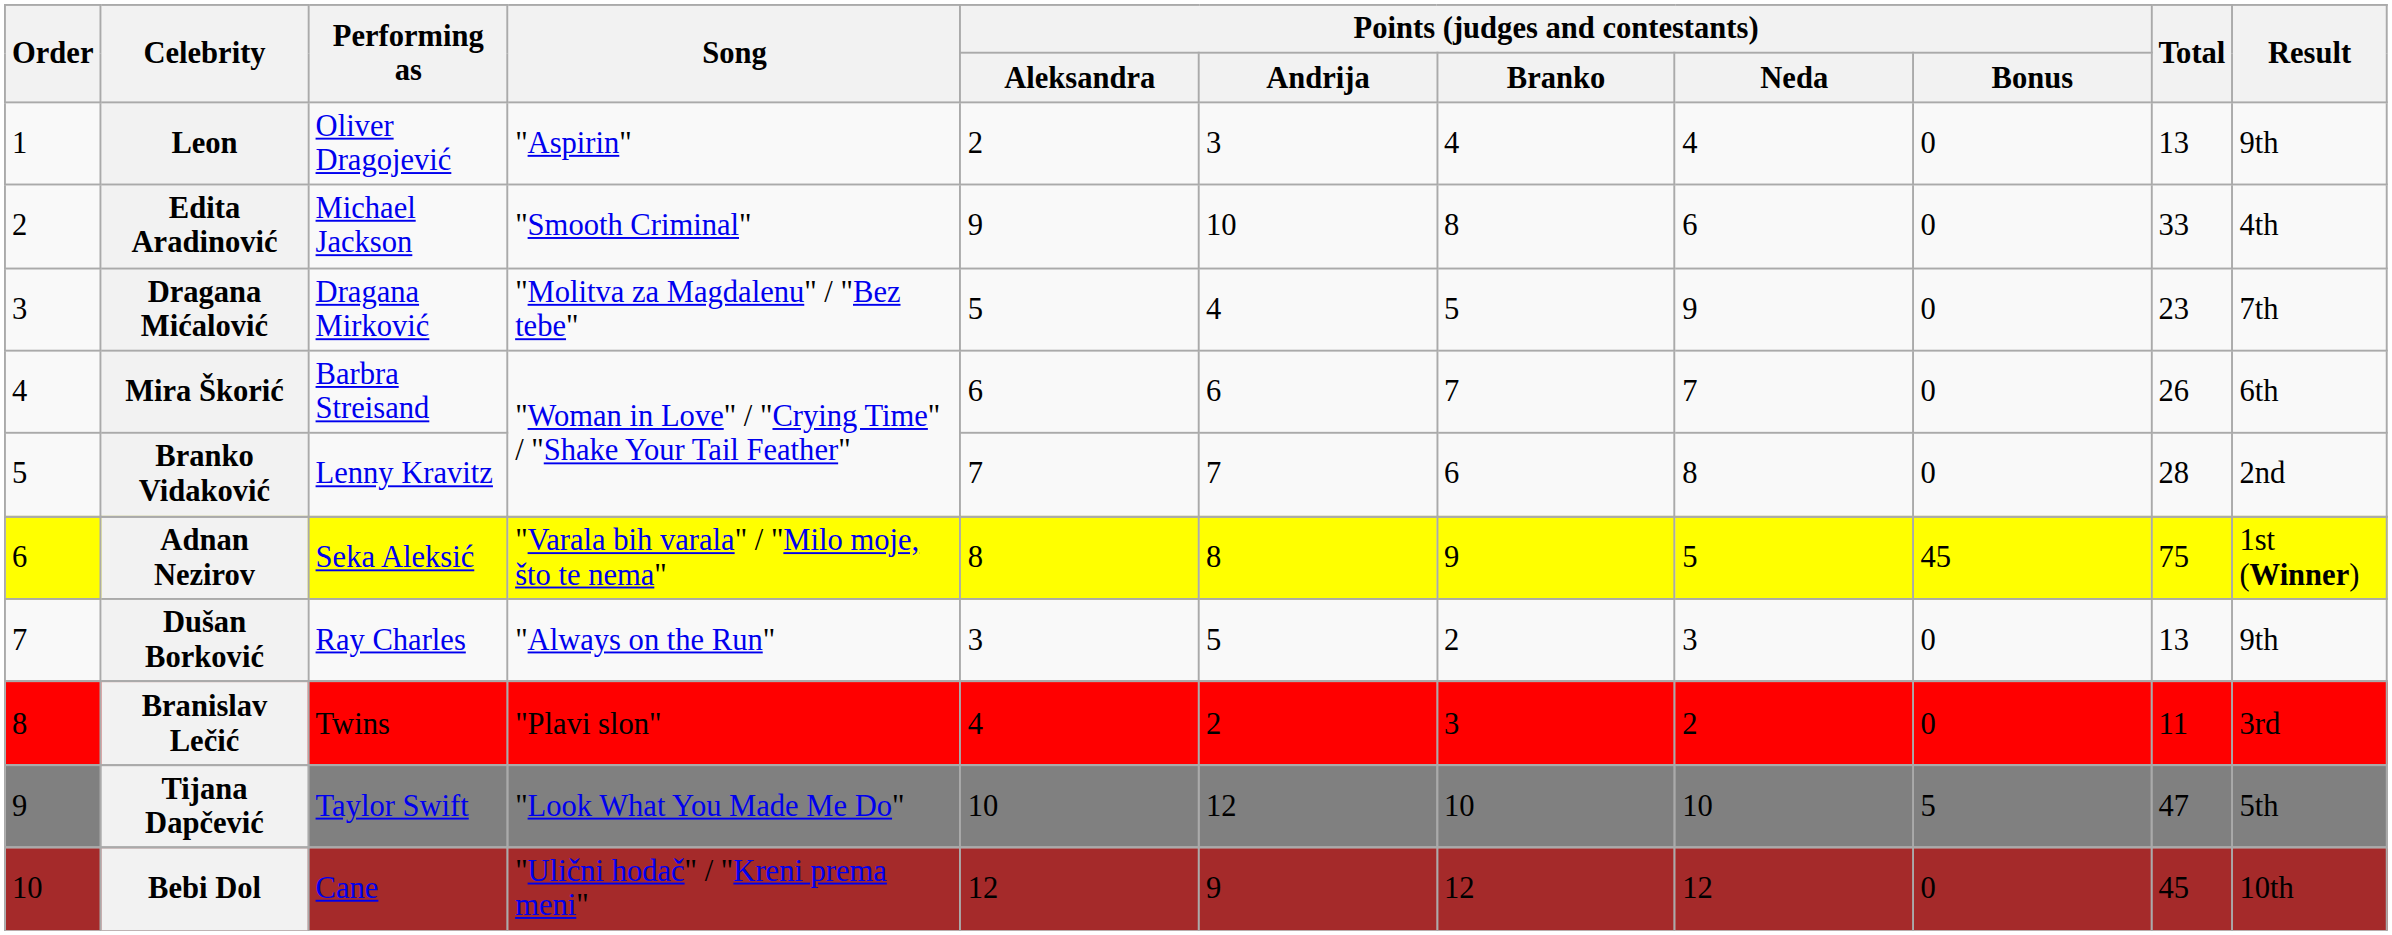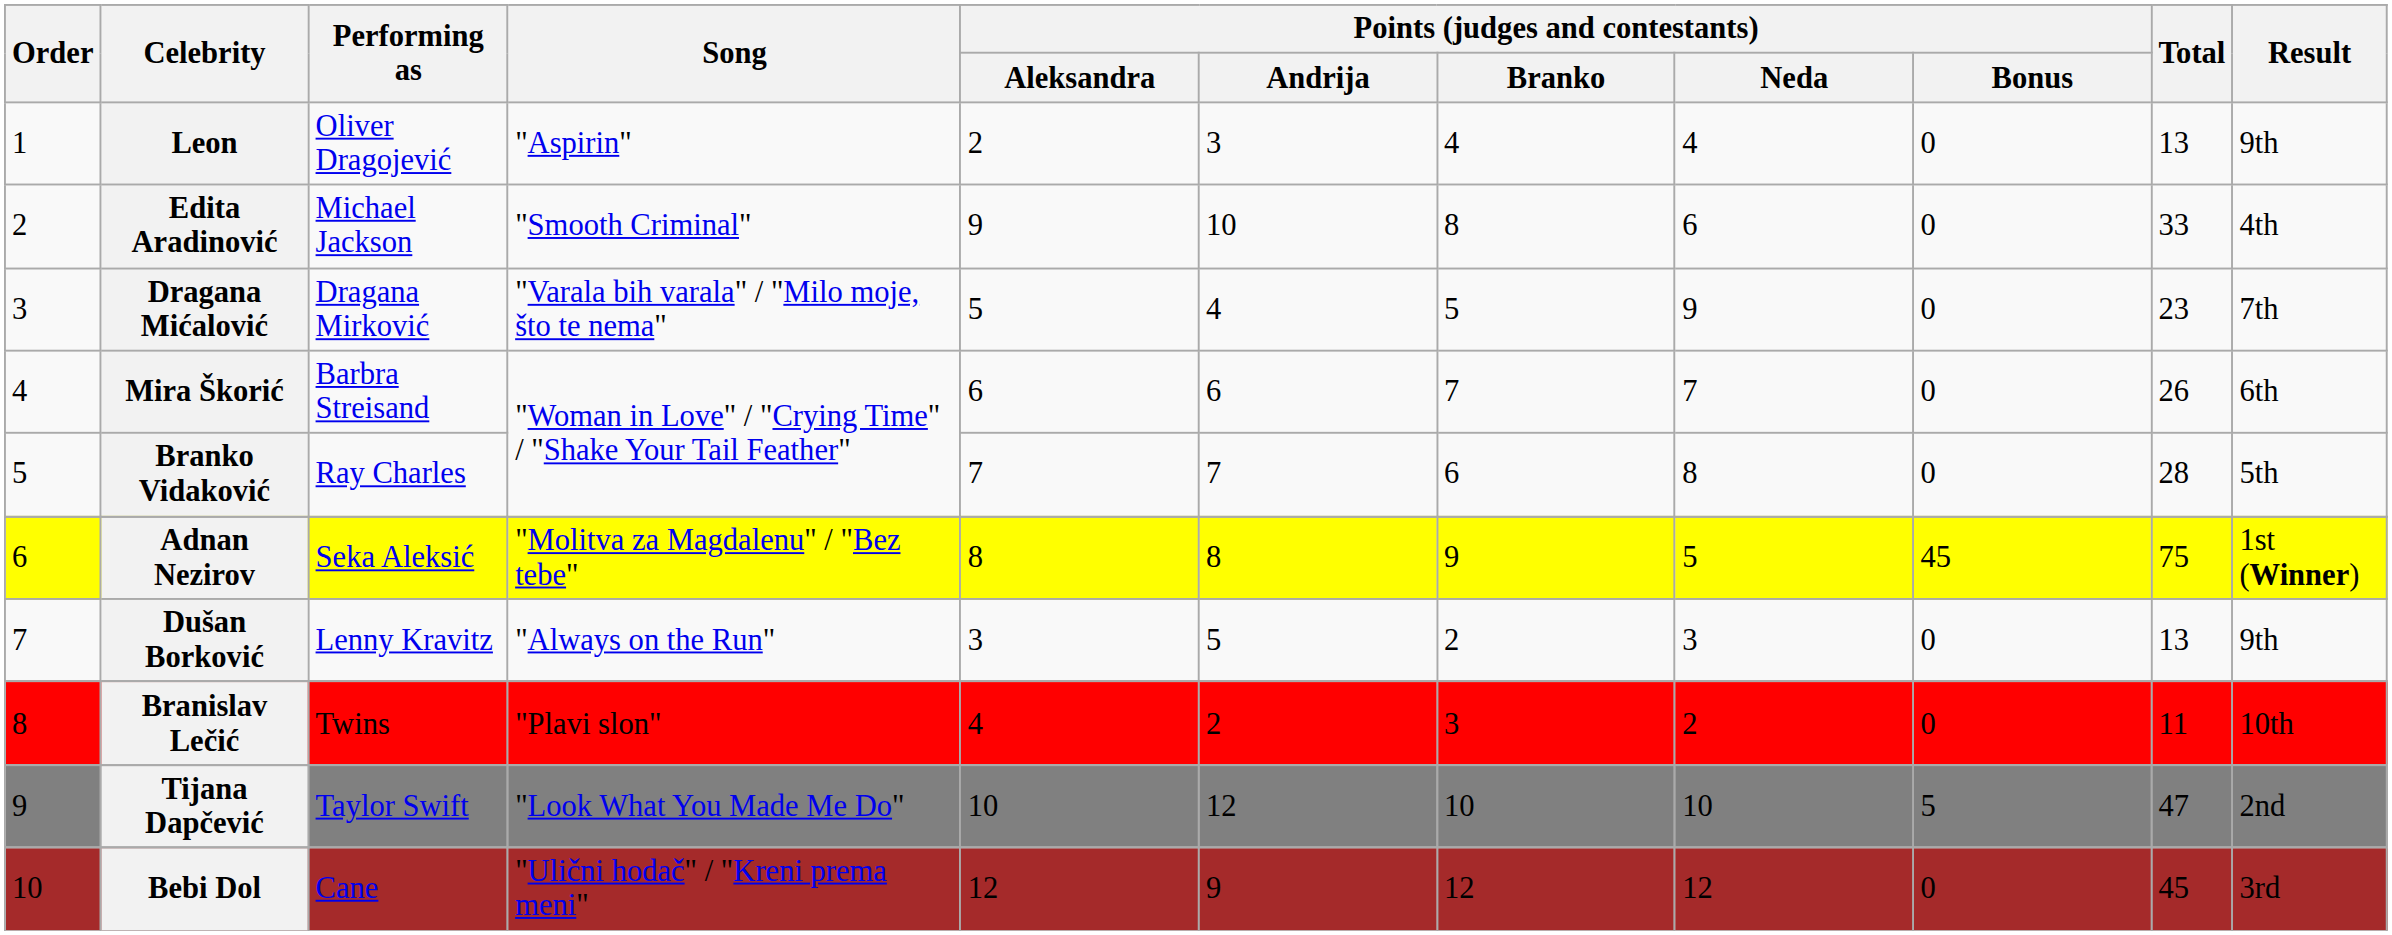(708, 308) "Molitva za Magdalenu" / "Bez tebe" -> (717, 308) "Varala bih varala" / "Milo moje, što te nema"
(404, 474) Lenny Kravitz -> (391, 474) Ray Charles
(2262, 474) 2nd -> (2259, 474) 5th
(717, 557) "Varala bih varala" / "Milo moje, što te nema" -> (708, 557) "Molitva za Magdalenu" / "Bez tebe"
(391, 639) Ray Charles -> (404, 639) Lenny Kravitz
(2260, 722) 3rd -> (2267, 722) 10th
(2259, 805) 5th -> (2262, 805) 2nd
(2267, 888) 10th -> (2260, 888) 3rd
